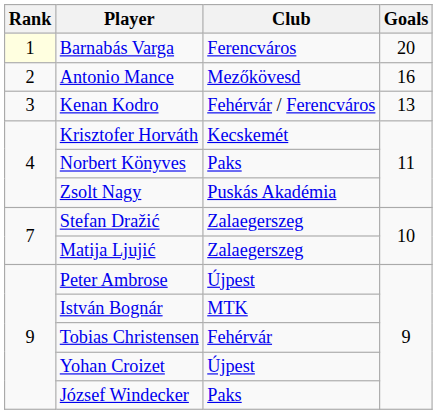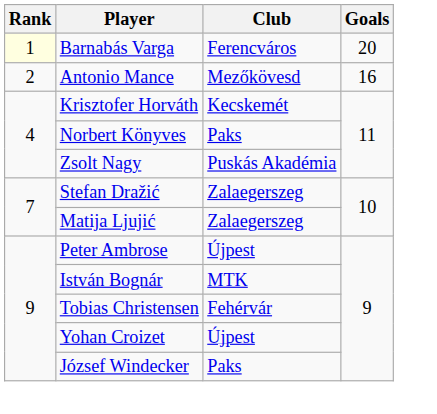- row: (109, 105)
